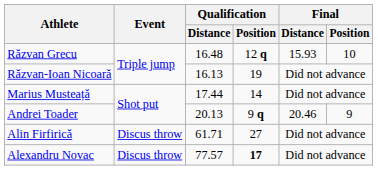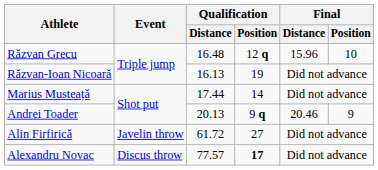(303, 54) 15.93 -> (304, 54) 15.96
(150, 135) Discus throw -> (150, 135) Javelin throw
(209, 135) 61.71 -> (210, 135) 61.72
